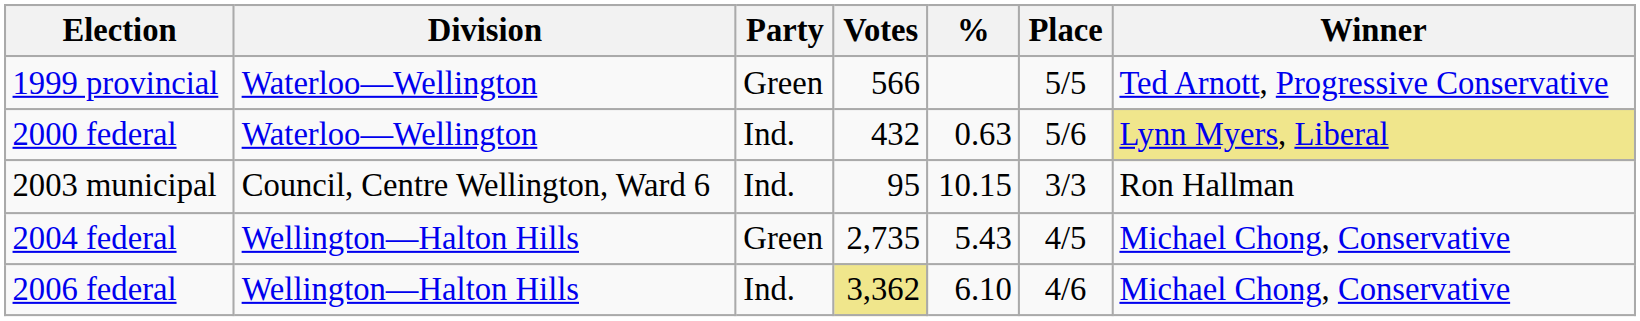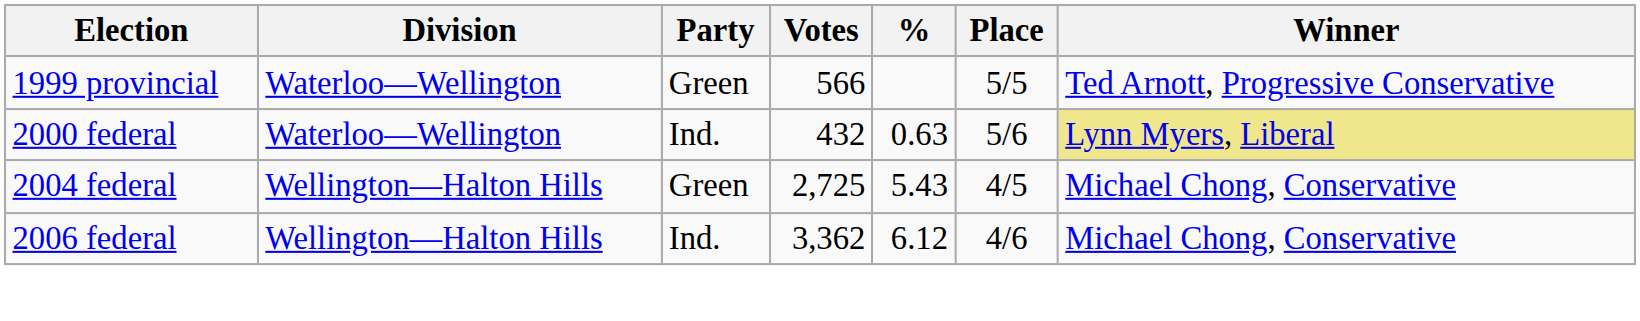- row: (115, 185)
(883, 237) 2,735 -> (829, 185) 2,725
(883, 289) khaki background -> (829, 237) no background
(983, 289) 6.10 -> (919, 237) 6.12
